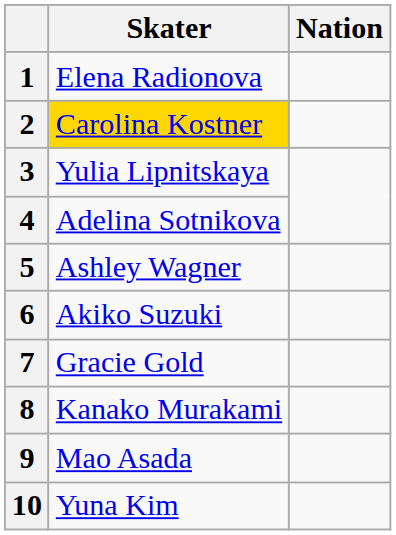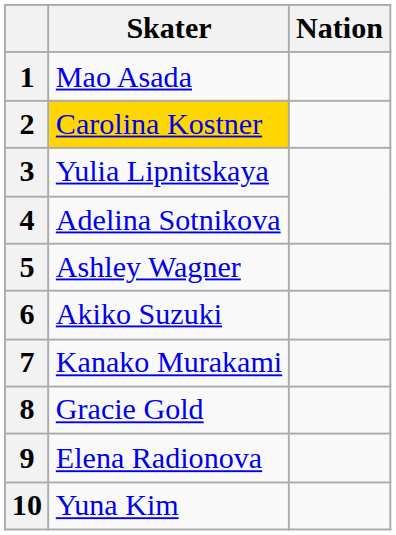(159, 76) Elena Radionova -> (124, 76) Mao Asada
(130, 362) Gracie Gold -> (169, 362) Kanako Murakami
(169, 409) Kanako Murakami -> (130, 409) Gracie Gold
(124, 457) Mao Asada -> (159, 457) Elena Radionova
